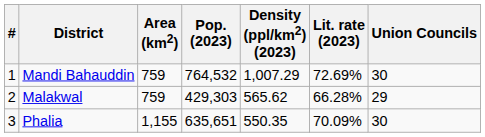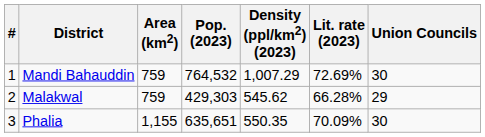(266, 97) 565.62 -> (266, 97) 545.62
